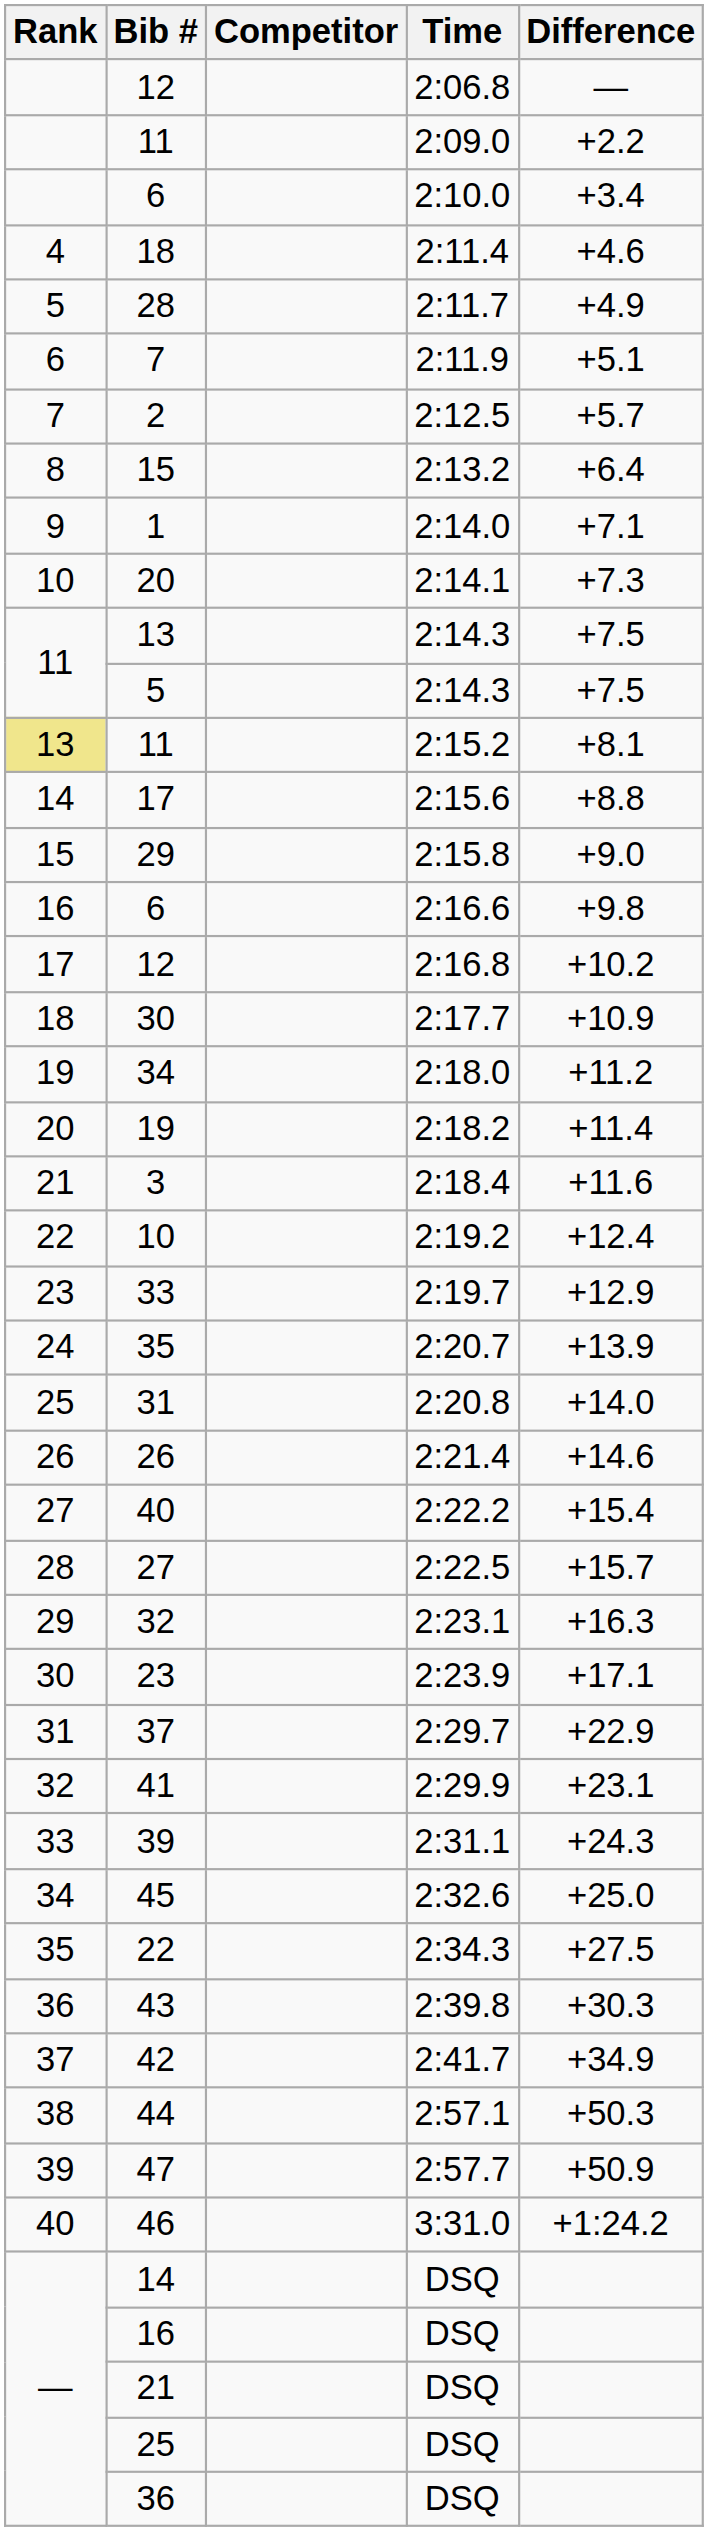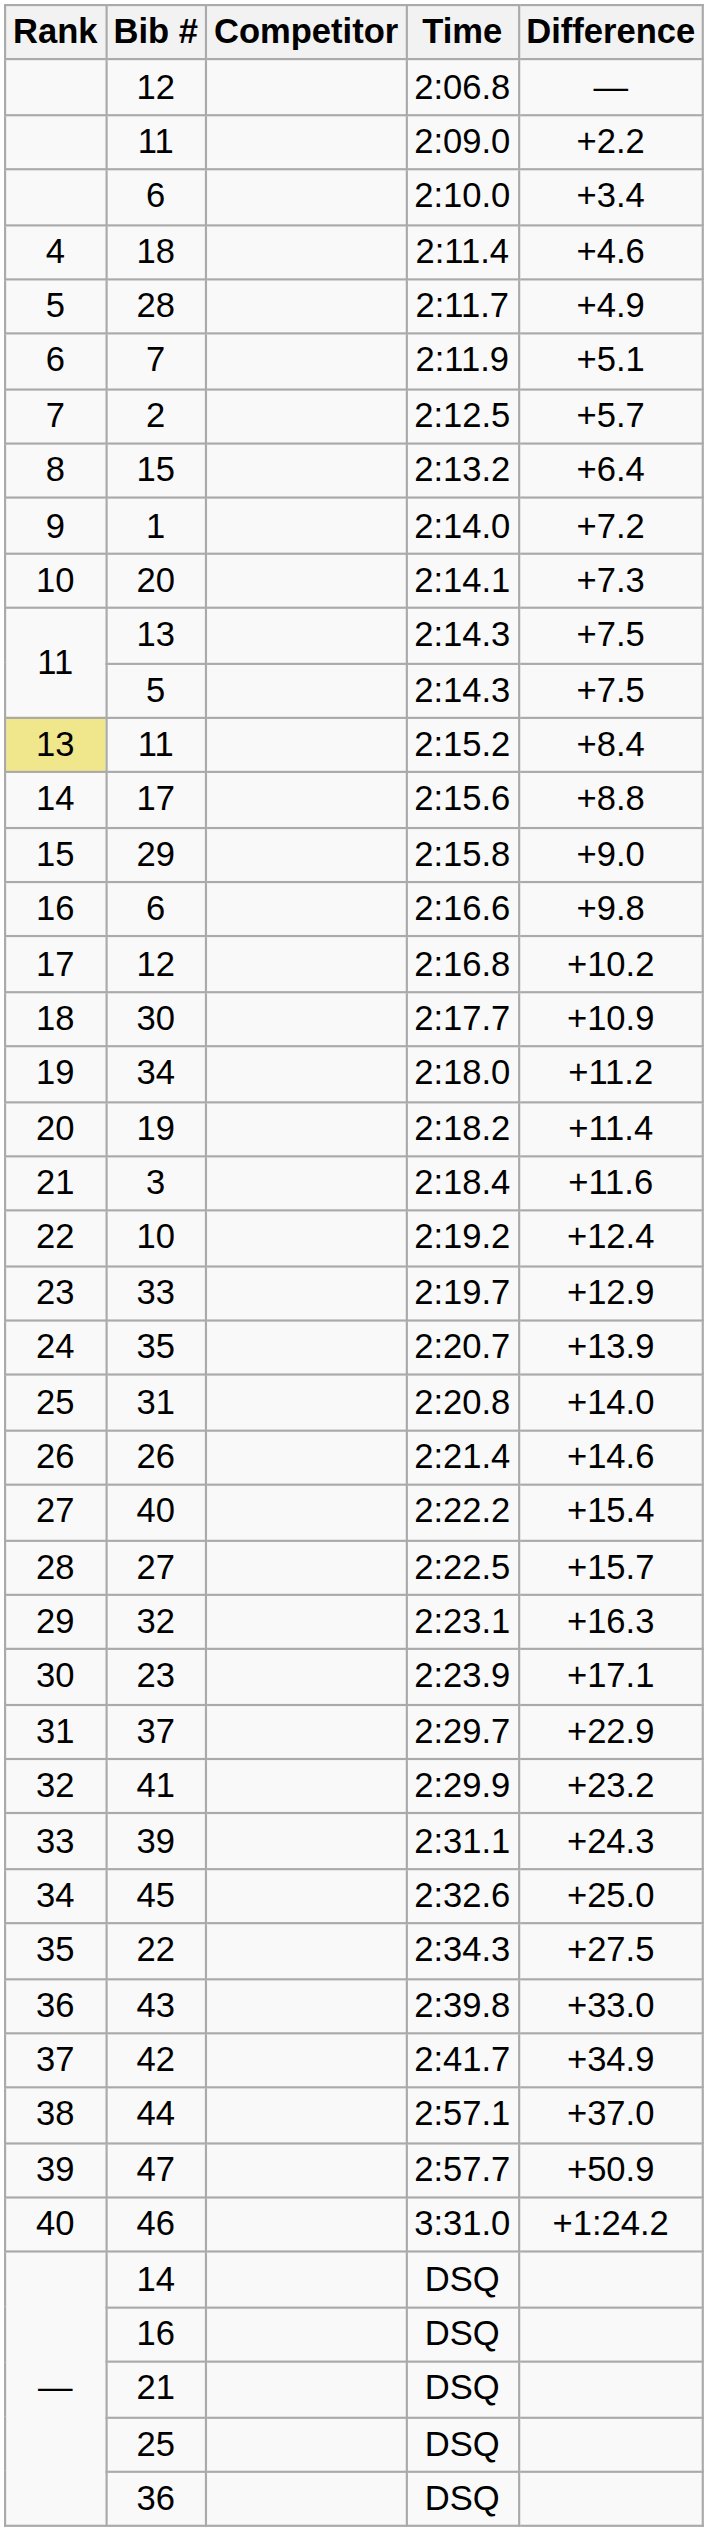(611, 525) +7.1 -> (611, 525) +7.2
(611, 744) +8.1 -> (611, 744) +8.4
(611, 1785) +23.1 -> (611, 1785) +23.2
(611, 2005) +30.3 -> (611, 2005) +33.0
(611, 2114) +50.3 -> (611, 2114) +37.0
